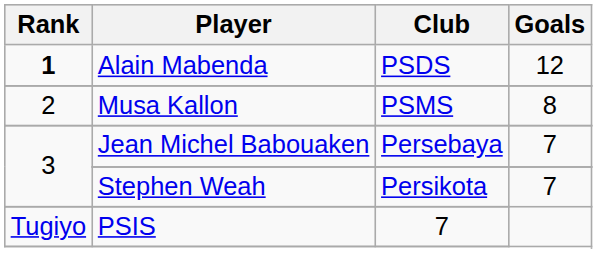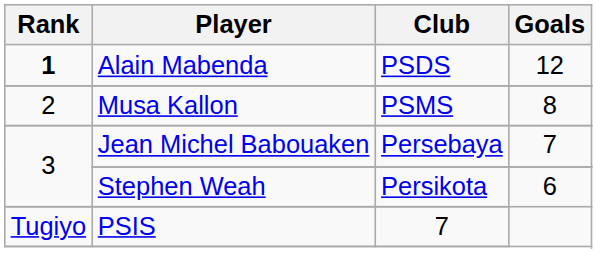(550, 186) 7 -> (550, 186) 6
